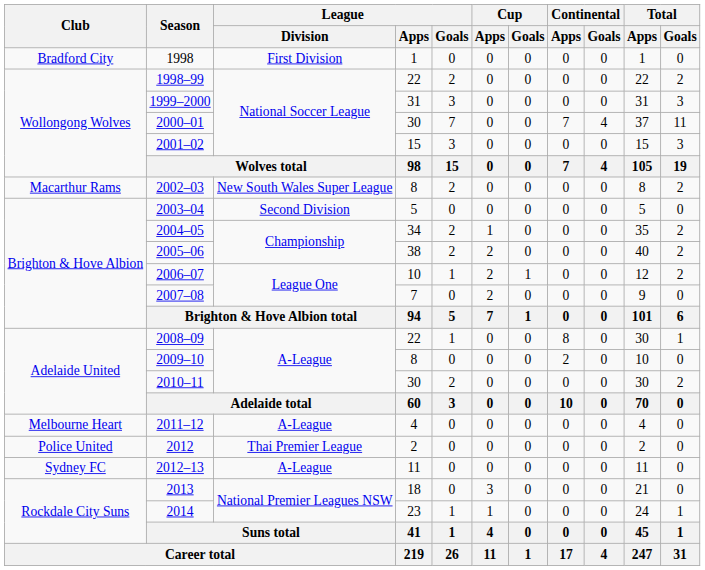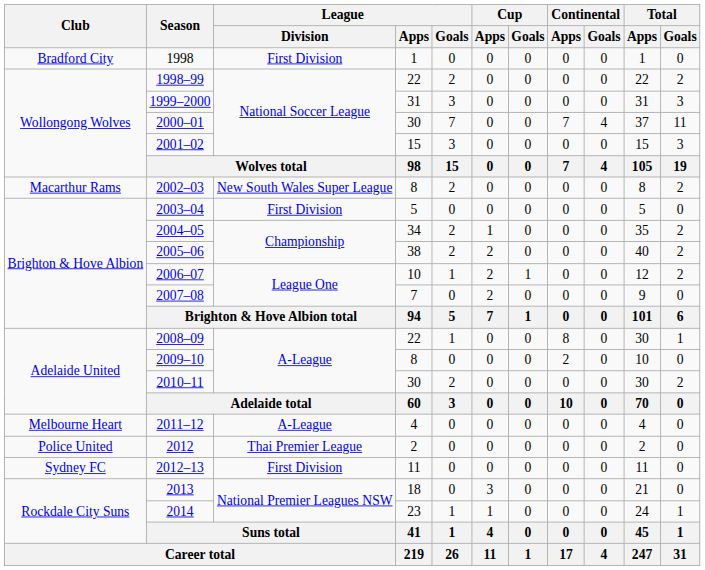(305, 209) Second Division -> (305, 209) First Division
(305, 468) A-League -> (305, 468) First Division
